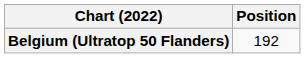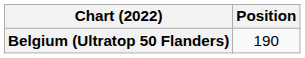(266, 40) 192 -> (266, 40) 190
